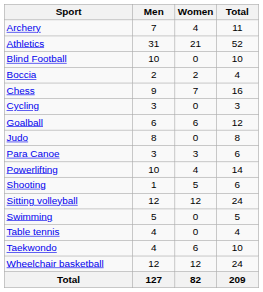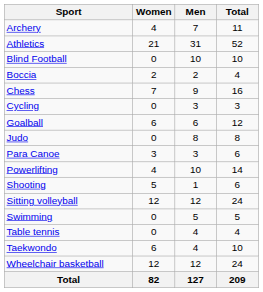columns swapped: (154, 12) <-> (196, 12)
